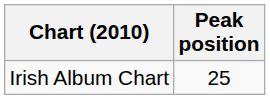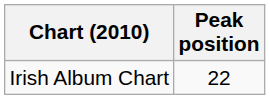(219, 77) 25 -> (219, 77) 22
